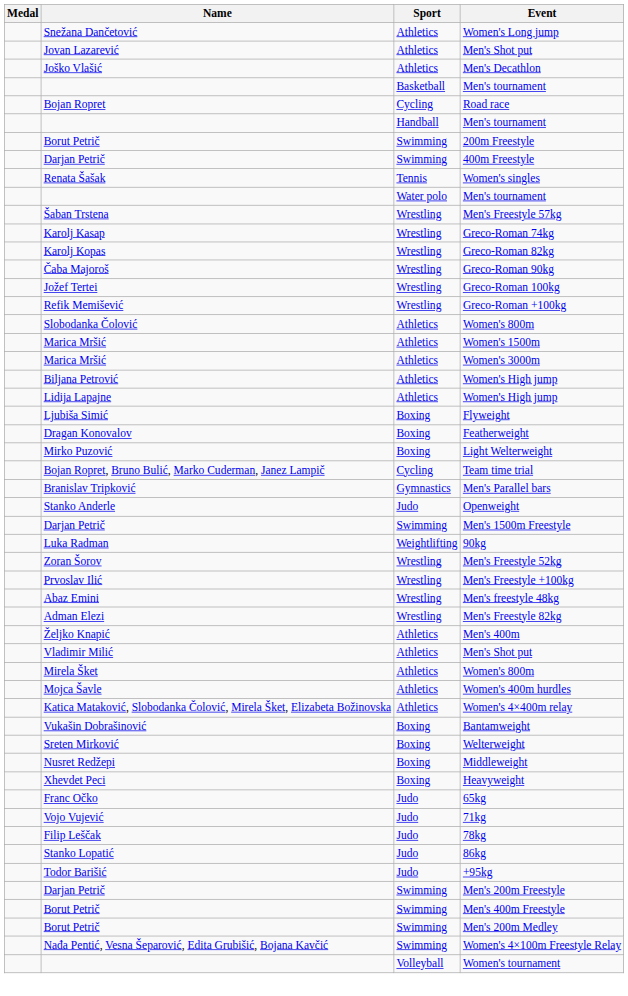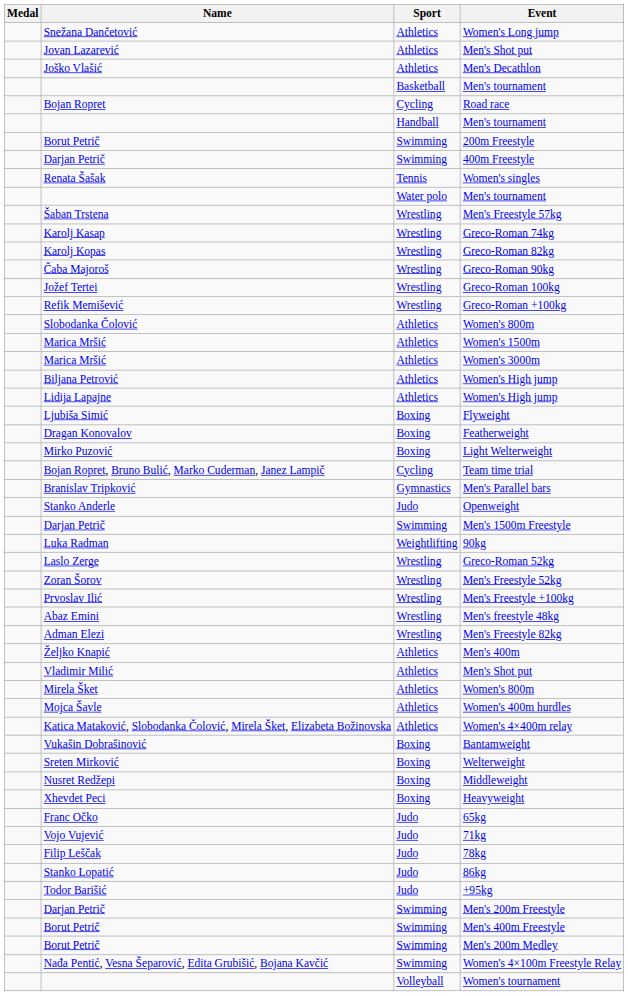+ row: (71, 561)
